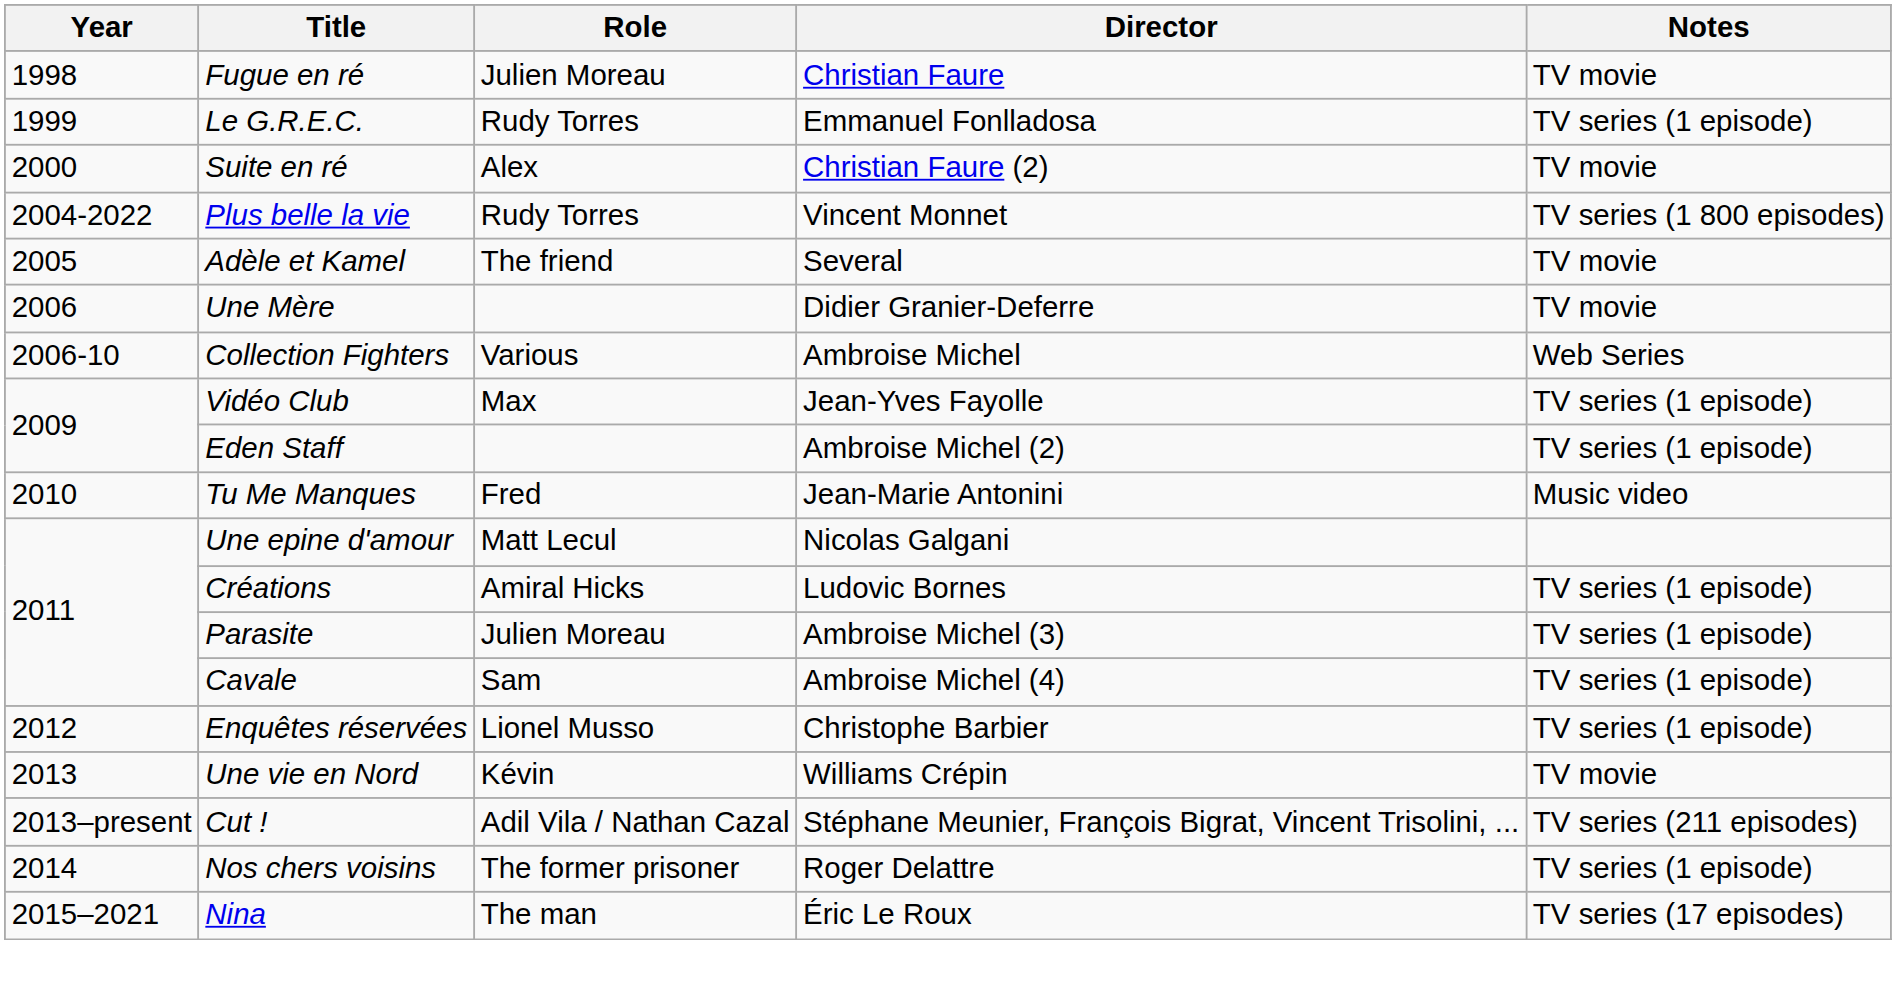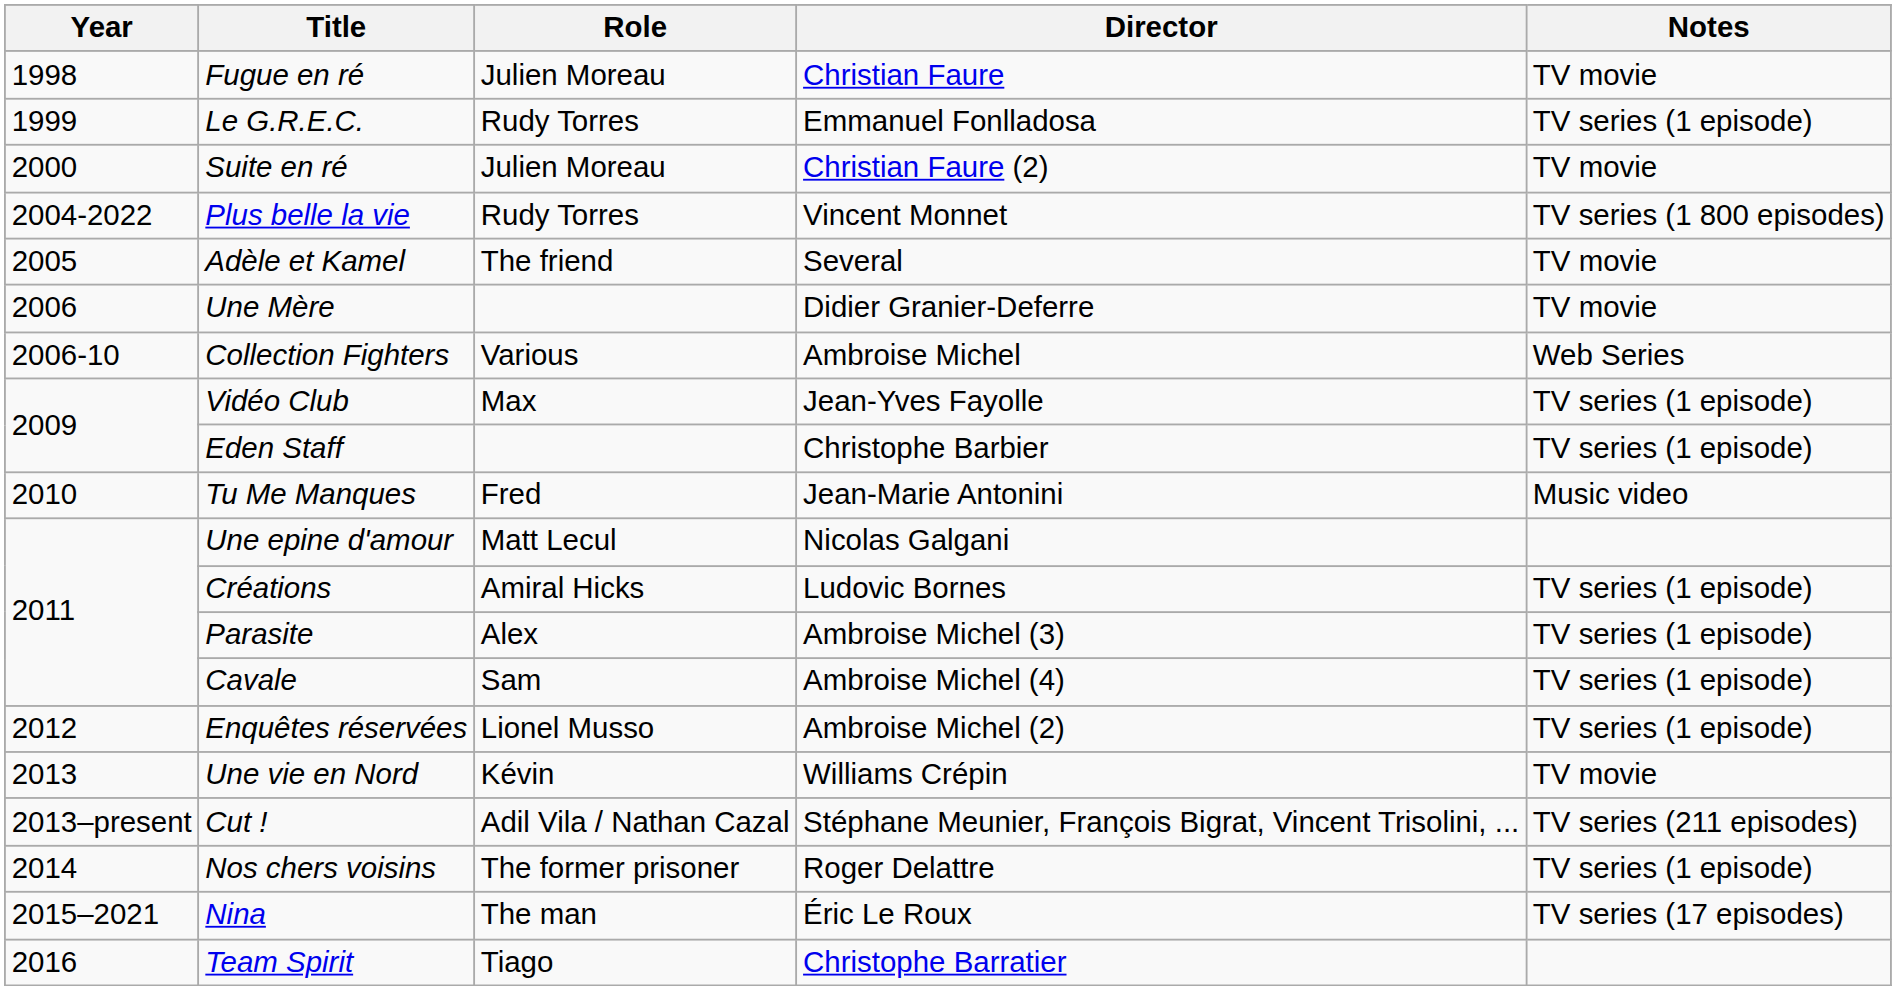(509, 167) Alex -> (573, 167) Julien Moreau
(934, 448) Ambroise Michel (2) -> (926, 448) Christophe Barbier
(573, 634) Julien Moreau -> (509, 634) Alex
(926, 728) Christophe Barbier -> (934, 728) Ambroise Michel (2)
+ row: (279, 961)
